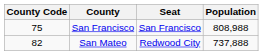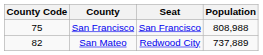(231, 43) 737,888 -> (231, 43) 737,889
